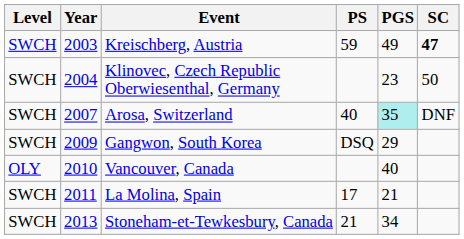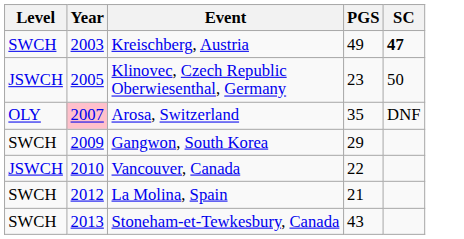- column: (357, 17)
(32, 79) SWCH -> (36, 79) JSWCH
(81, 79) 2004 -> (87, 79) 2005
(32, 115) SWCH -> (25, 115) OLY
(81, 115) no background -> (87, 115) pink background
(390, 115) paleturquoise background -> (355, 115) no background
(25, 168) OLY -> (36, 168) JSWCH
(390, 168) 40 -> (355, 168) 22
(80, 194) 2011 -> (87, 194) 2012
(390, 221) 34 -> (355, 221) 43
